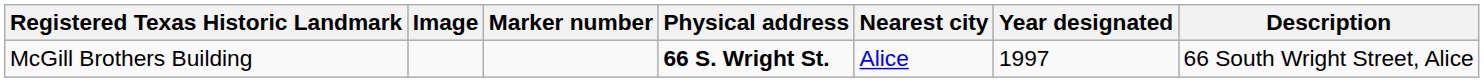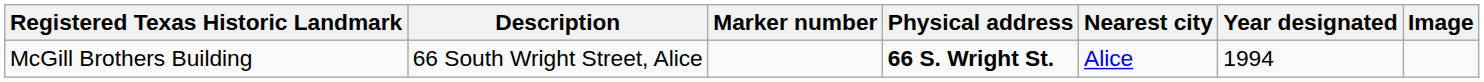columns swapped: (446, 22) <-> (1329, 22)
(1024, 58) 1997 -> (1249, 58) 1994
